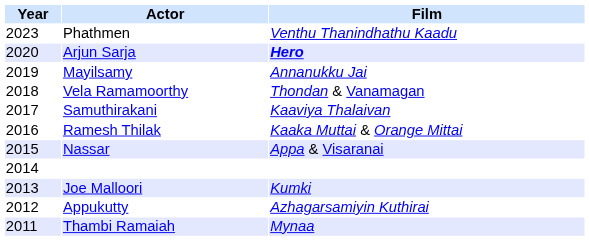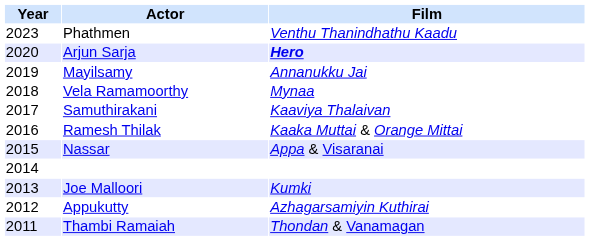(347, 91) Thondan & Vanamagan -> (292, 91) Mynaa
(292, 226) Mynaa -> (347, 226) Thondan & Vanamagan
